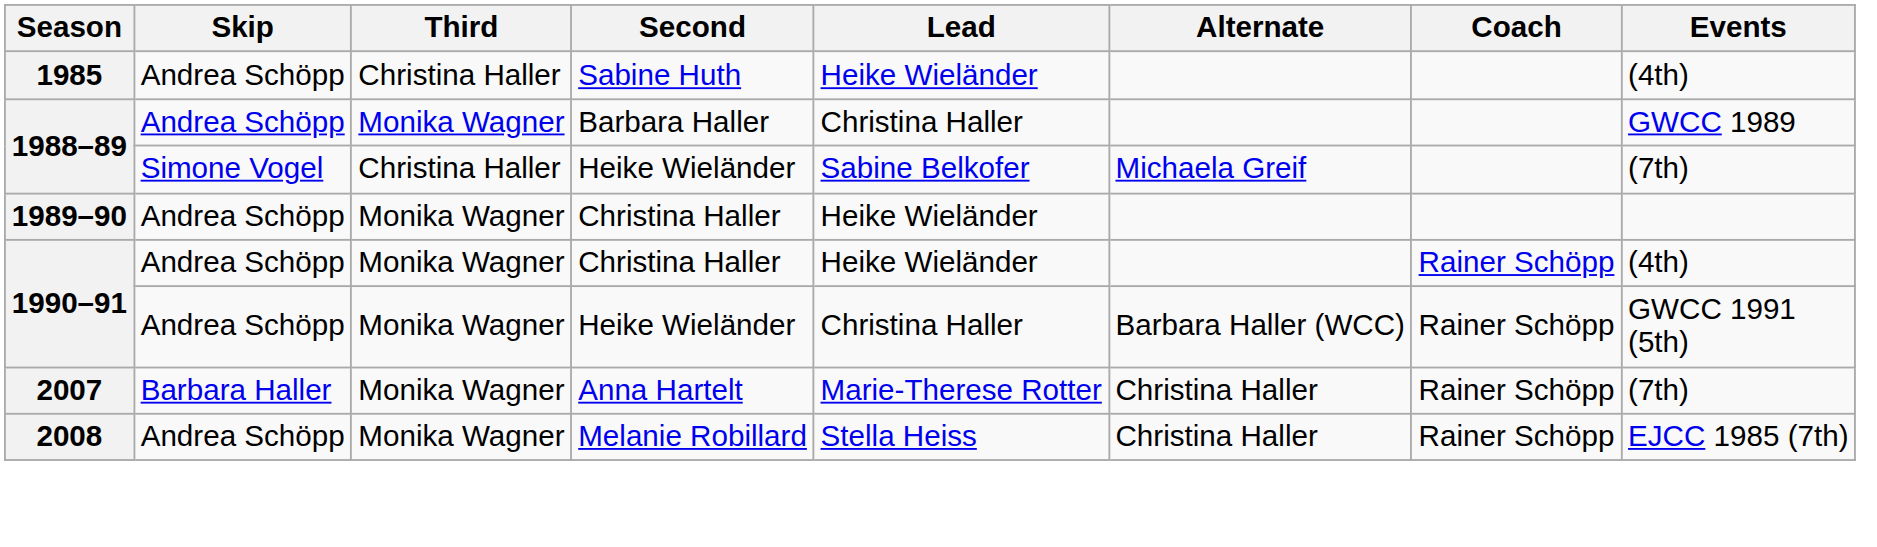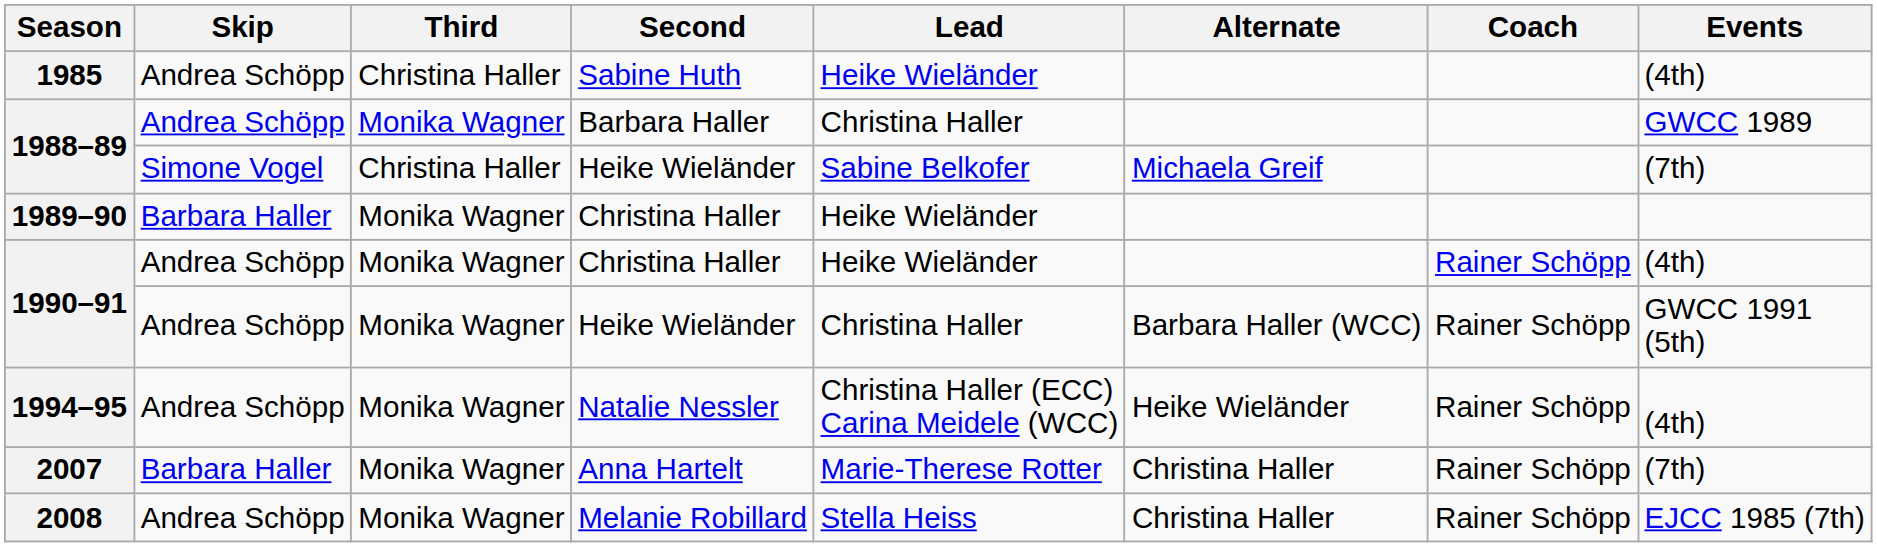(243, 215) Andrea Schöpp -> (236, 215) Barbara Haller
+ row: (69, 406)
